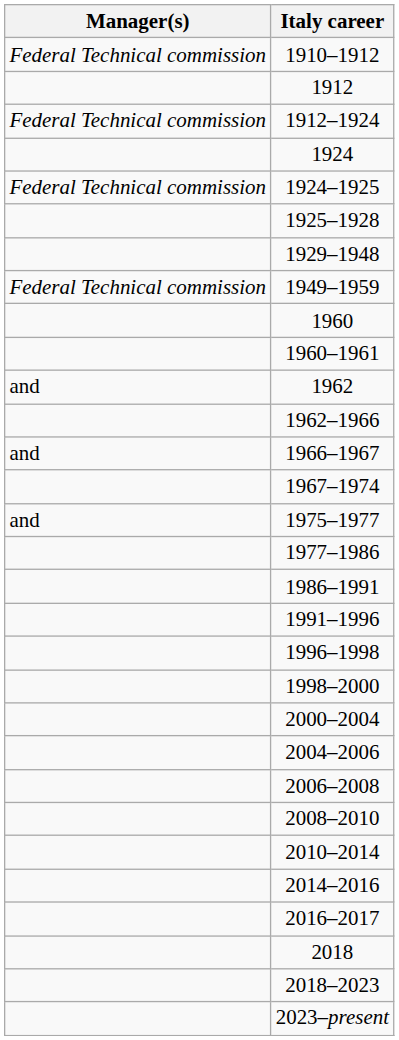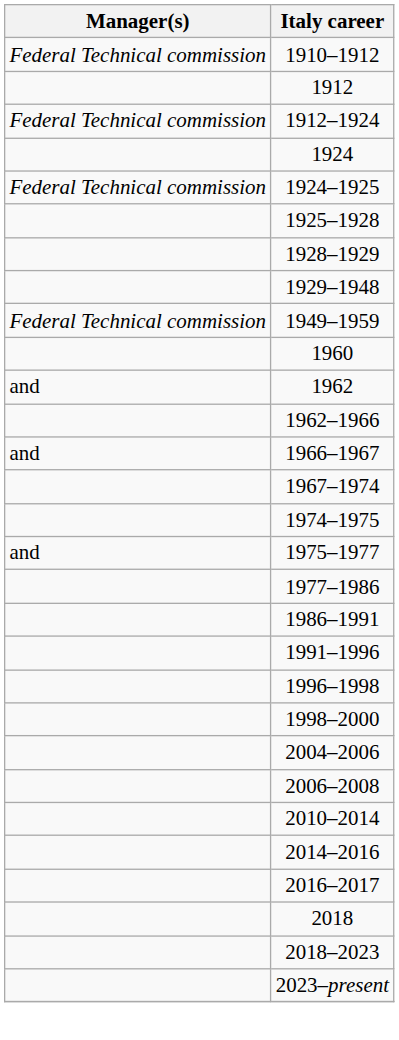+ row: (332, 253)
- row: (332, 353)
+ row: (332, 519)
- row: (332, 719)
- row: (332, 818)
